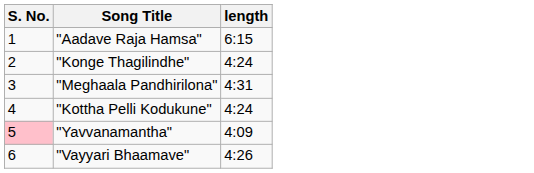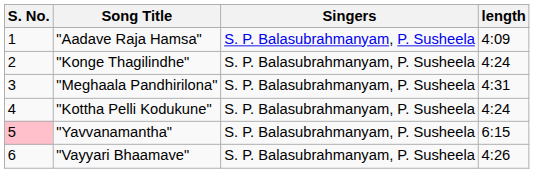+ column: (350, 16)
(238, 39) 6:15 -> (496, 39) 4:09
(238, 132) 4:09 -> (496, 132) 6:15
